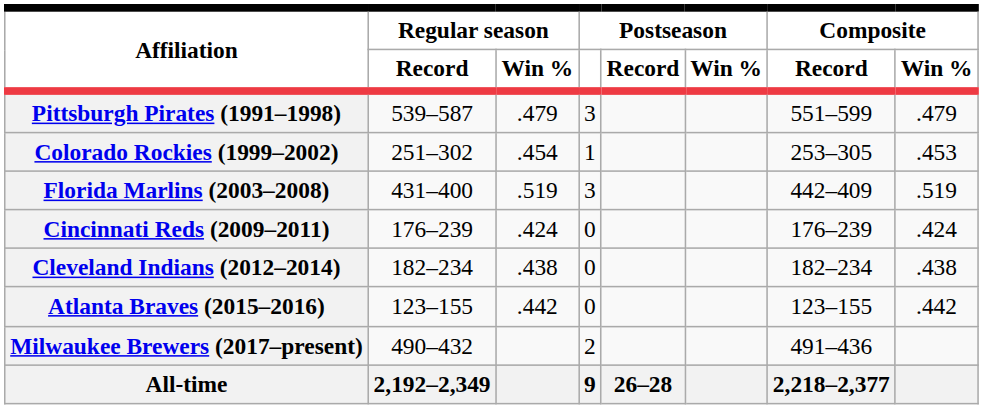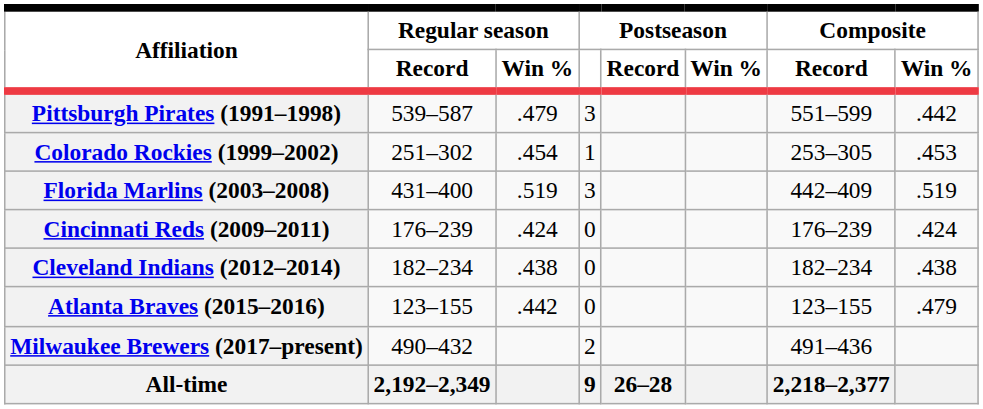(937, 113) .479 -> (937, 113) .442
(937, 306) .442 -> (937, 306) .479
